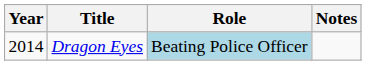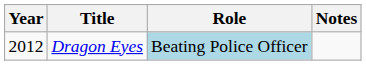(26, 45) 2014 -> (26, 45) 2012
